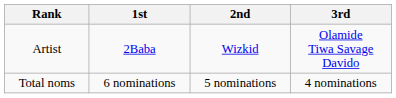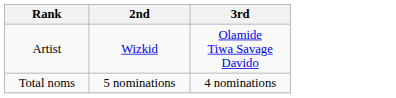- column: (140, 14)
